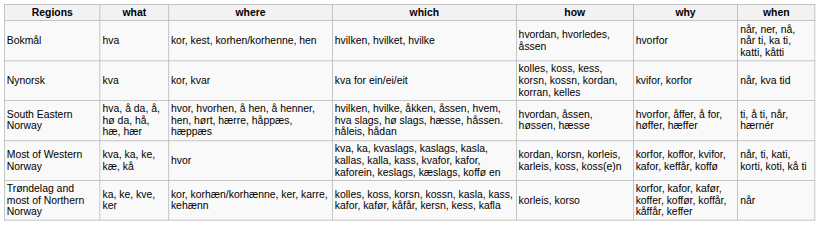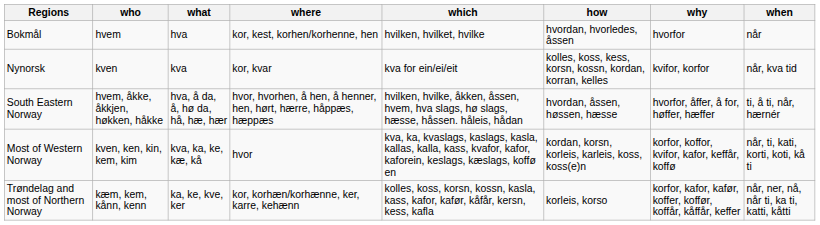+ column: (131, 12)
(768, 40) når, ner, nå, når ti, ka ti, katti, kåtti -> (754, 35) når
(748, 200) når -> (774, 200) når, ner, nå, når ti, ka ti, katti, kåtti
